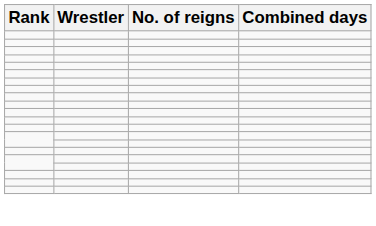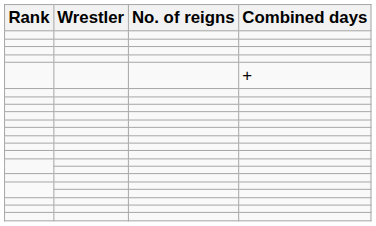+ row: (29, 75)
